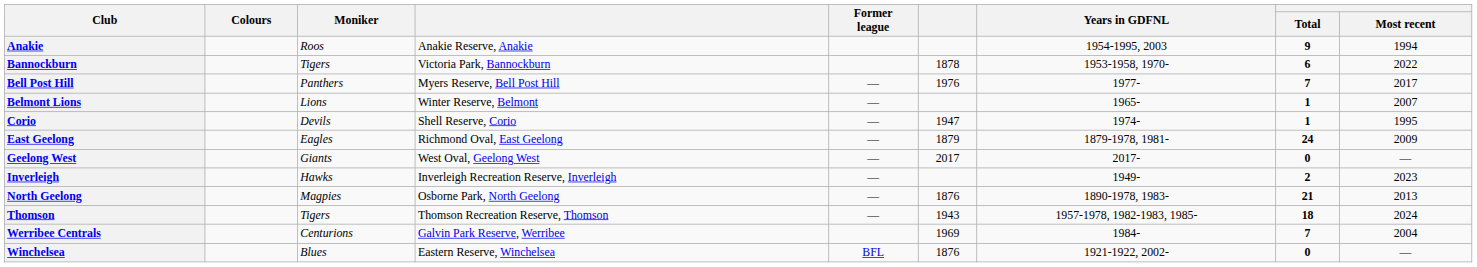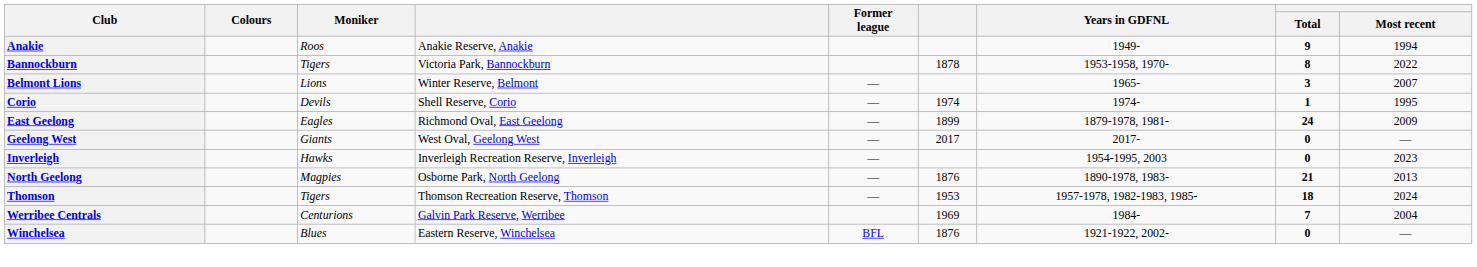(1126, 45) 1954-1995, 2003 -> (1126, 45) 1949-
(1308, 64) 6 -> (1308, 64) 8
- row: (40, 83)
(1308, 102) 1 -> (1308, 83) 3
(948, 121) 1947 -> (948, 102) 1974
(948, 139) 1879 -> (948, 121) 1899
(1126, 177) 1949- -> (1126, 158) 1954-1995, 2003
(1308, 177) 2 -> (1308, 158) 0
(948, 214) 1943 -> (948, 196) 1953
